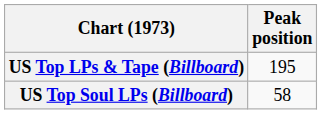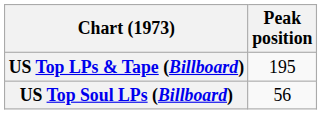(282, 94) 58 -> (282, 94) 56
